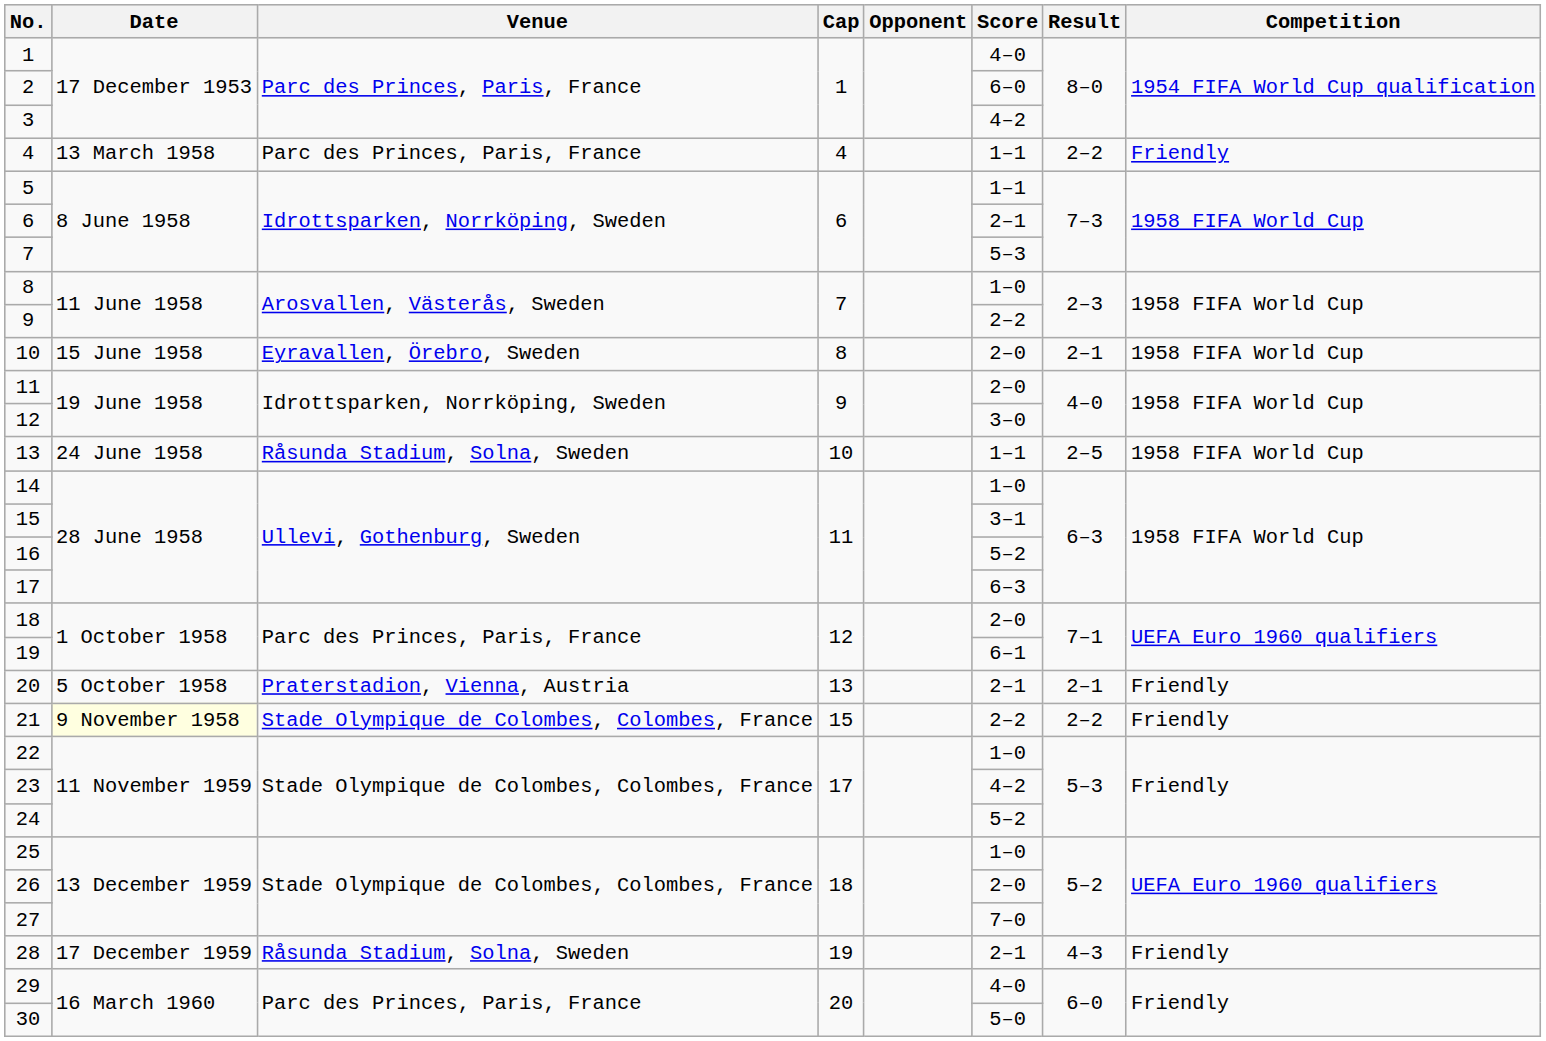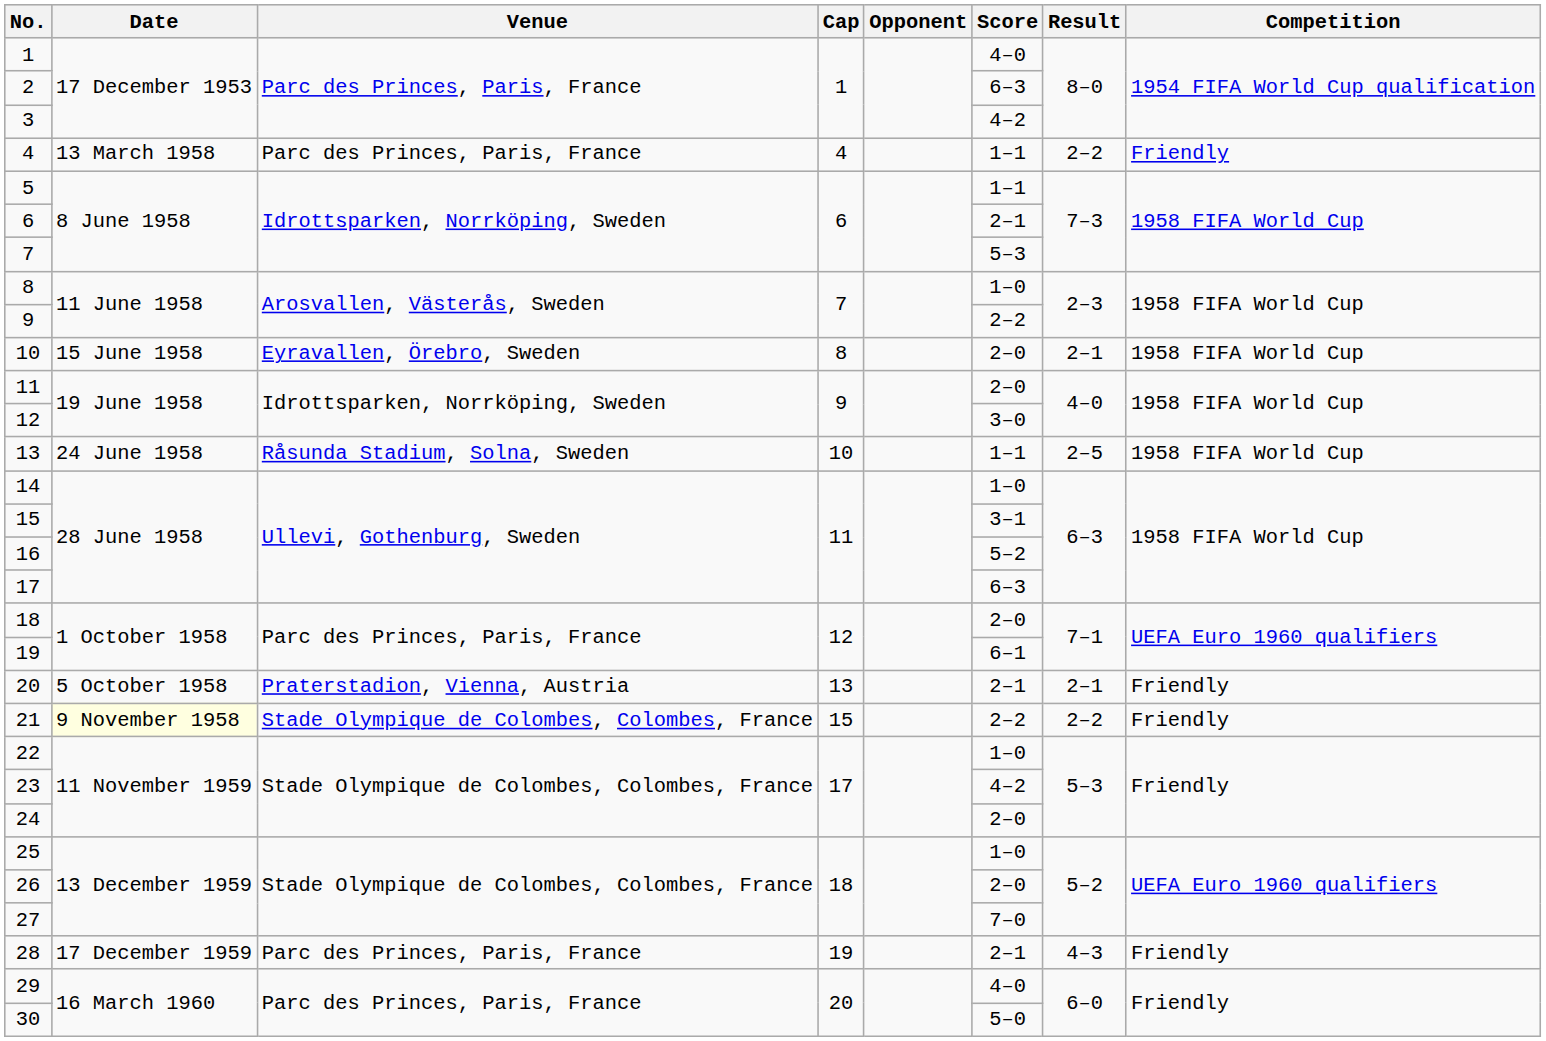(1008, 88) 6–0 -> (1008, 88) 6–3
(1008, 820) 5–2 -> (1008, 820) 2–0
(446, 953) Råsunda Stadium, Solna, Sweden -> (452, 953) Parc des Princes, Paris, France
